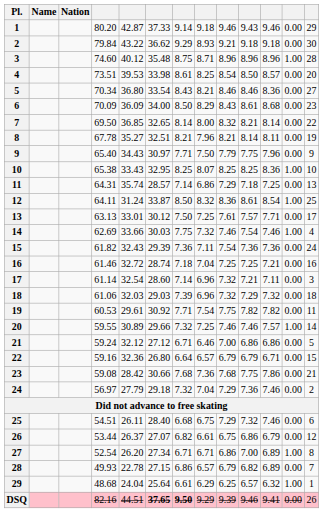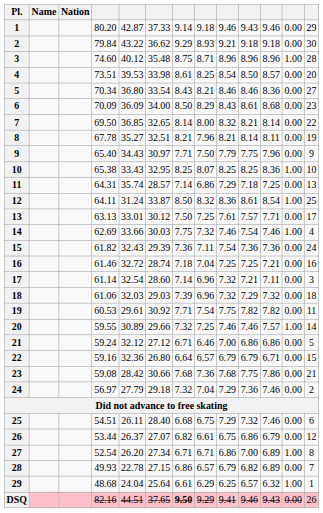(159, 500) bold -> (159, 500) normal
(227, 500) 9.39 -> (227, 500) 9.41
(271, 500) 9.41 -> (271, 500) 9.43
